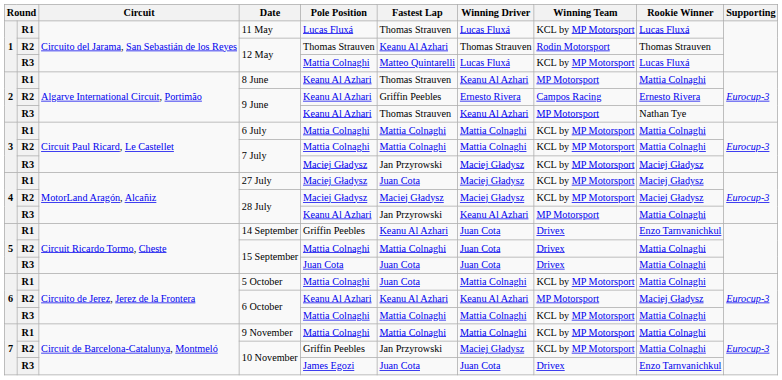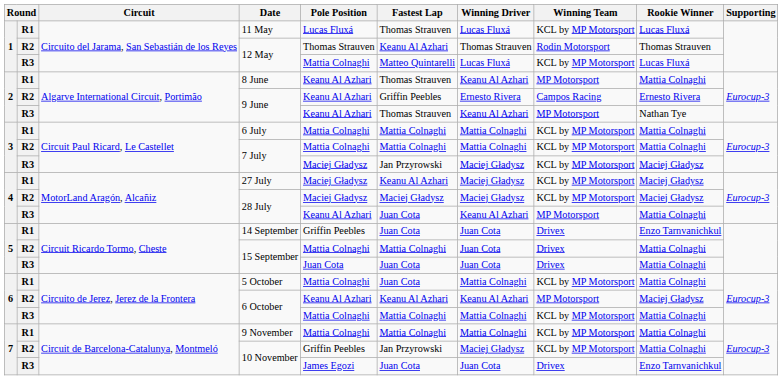(400, 180) Juan Cota -> (414, 180) Keanu Al Azhari
(411, 214) Jan Przyrowski -> (400, 214) Juan Cota
(414, 231) Keanu Al Azhari -> (400, 231) Juan Cota
